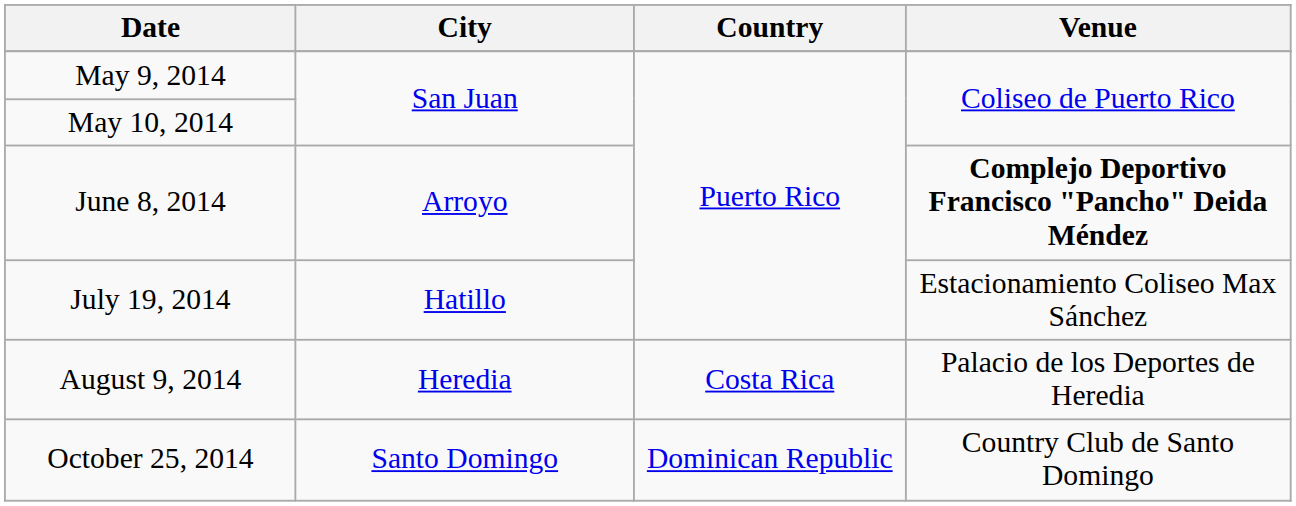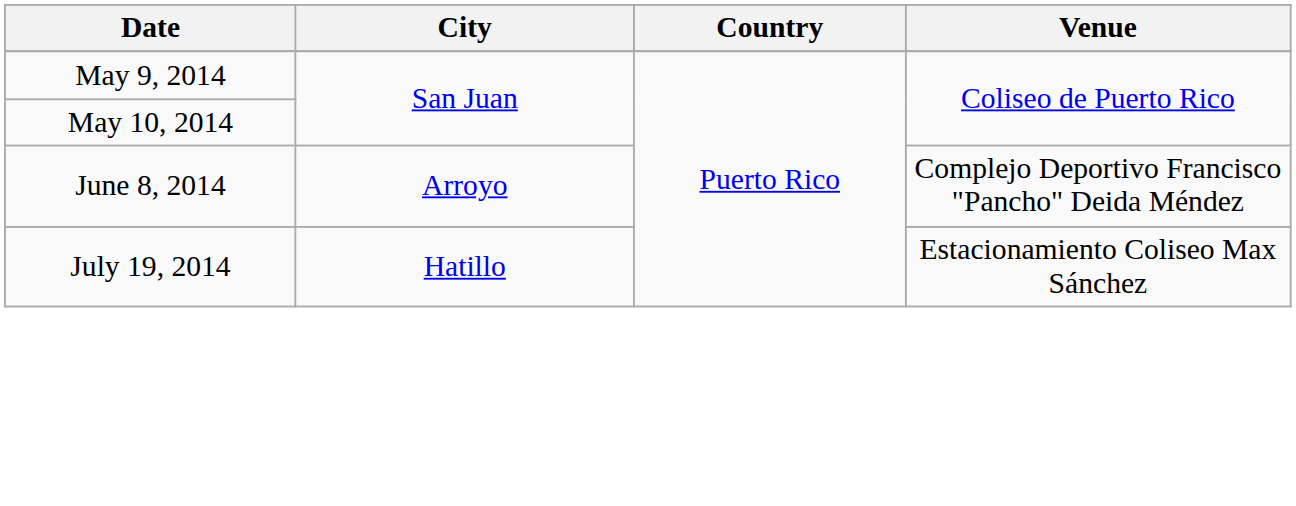(1098, 202) bold -> (1098, 185) normal
- row: (150, 379)
- row: (150, 459)
